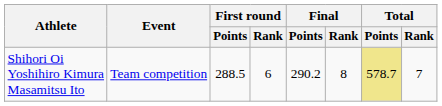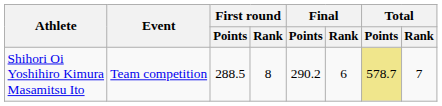(268, 74) 6 -> (268, 74) 8
(344, 74) 8 -> (344, 74) 6
